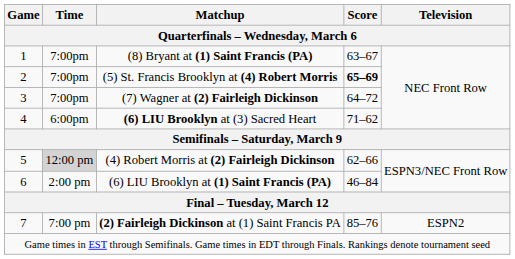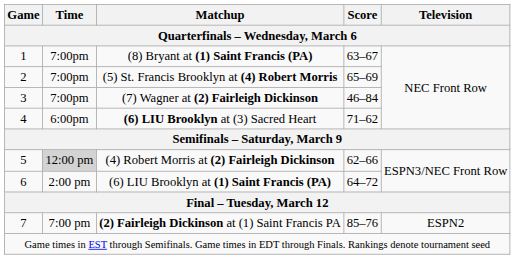(362, 77) bold -> (362, 77) normal
(362, 98) 64–72 -> (362, 98) 46–84
(362, 181) 46–84 -> (362, 181) 64–72
